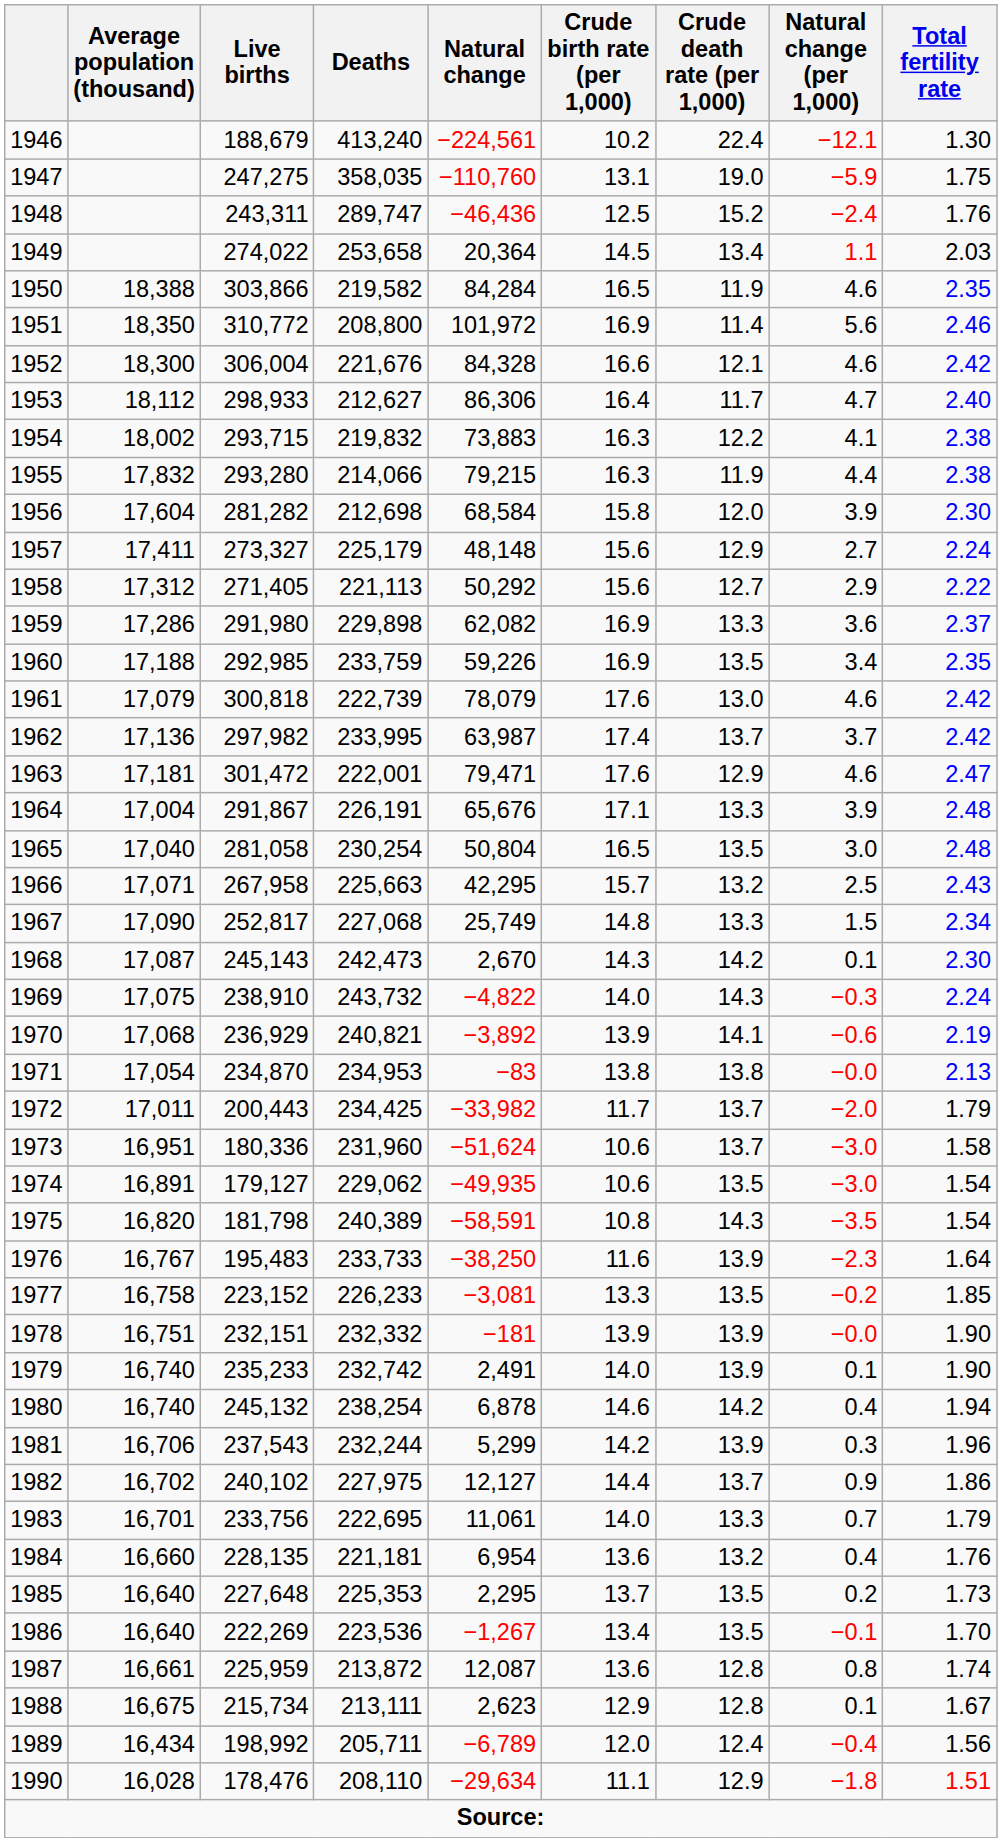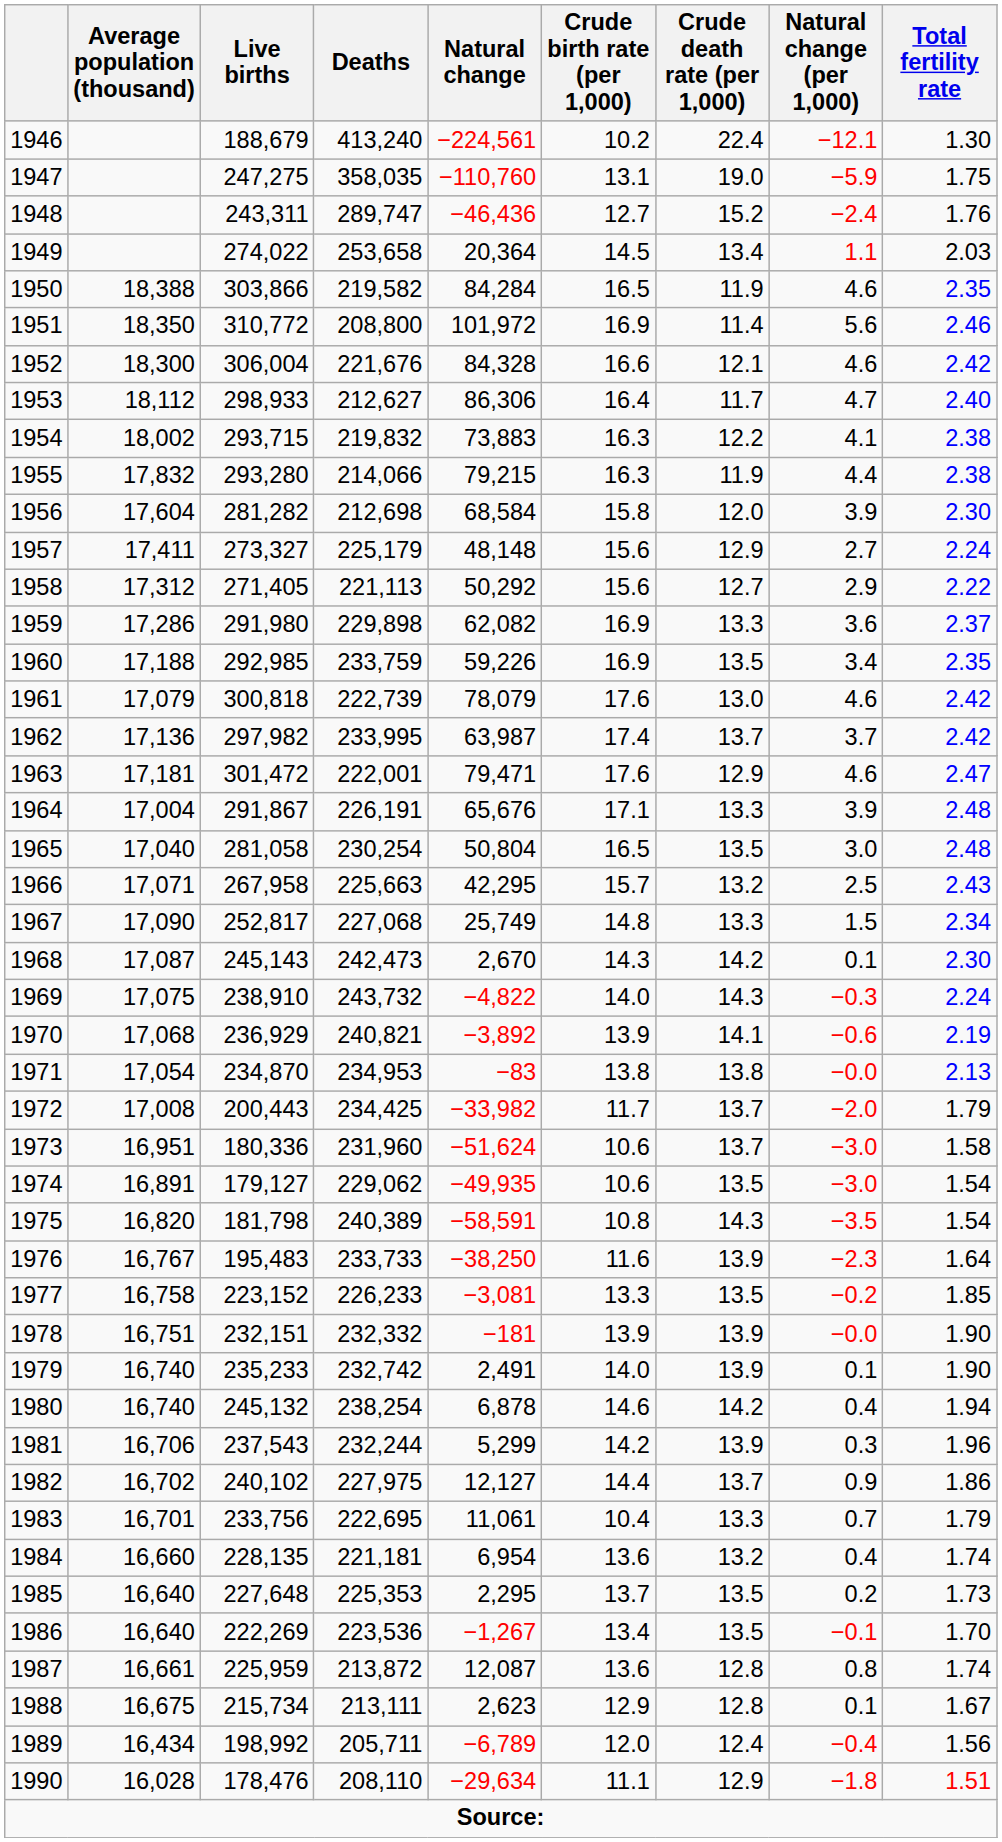(627, 214) 12.5 -> (627, 214) 12.7
(160, 1109) 17,011 -> (159, 1109) 17,008
(627, 1519) 14.0 -> (627, 1519) 10.4
(968, 1557) 1.76 -> (968, 1557) 1.74
